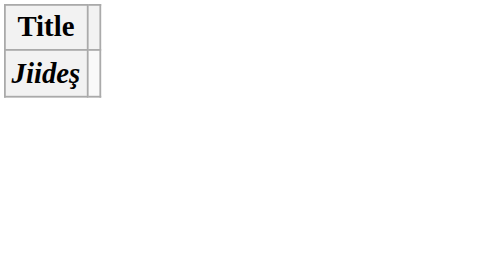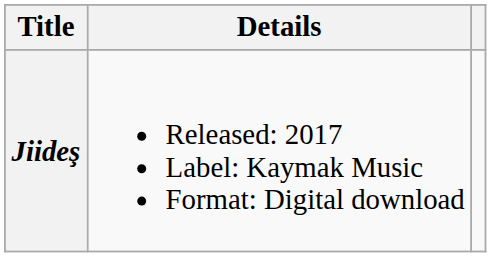+ column: (279, 27)
